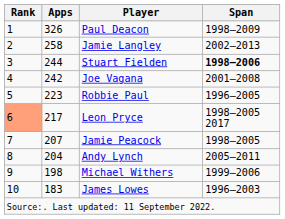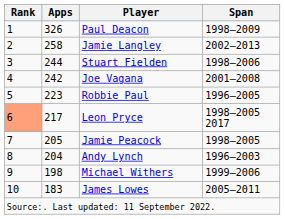(233, 62) bold -> (233, 62) normal
(53, 140) 207 -> (53, 140) 205
(233, 157) 2005–2011 -> (233, 157) 1996–2003
(233, 190) 1996–2003 -> (233, 190) 2005–2011
